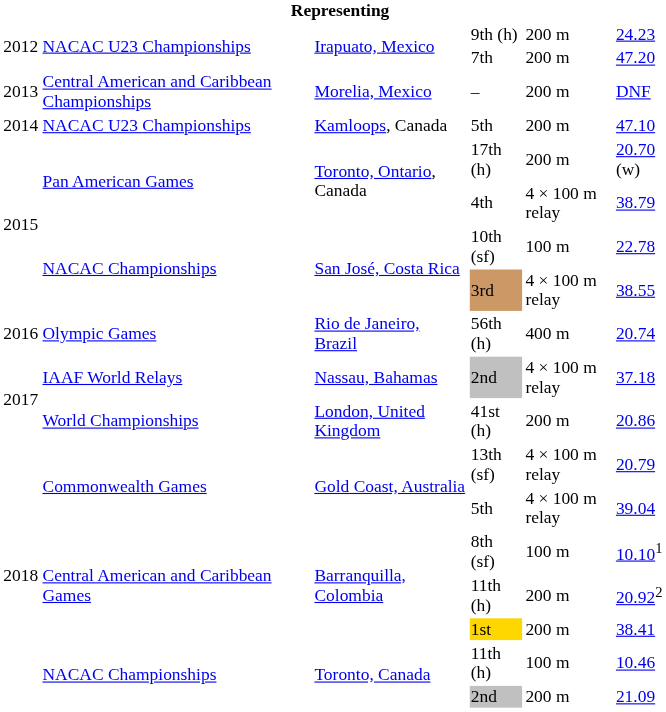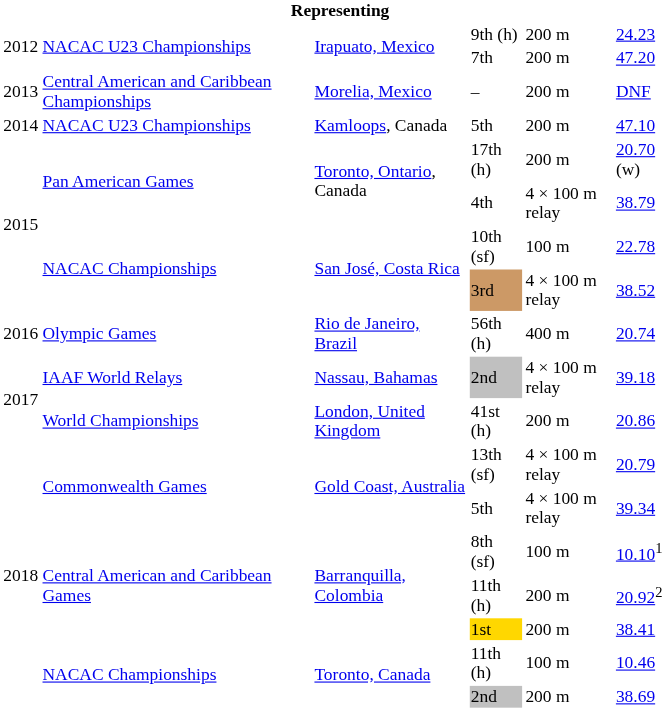(636, 290) 38.55 -> (636, 290) 38.52
(636, 377) 37.18 -> (636, 377) 39.18
(636, 508) 39.04 -> (636, 508) 39.34
(636, 696) 21.09 -> (636, 696) 38.69
